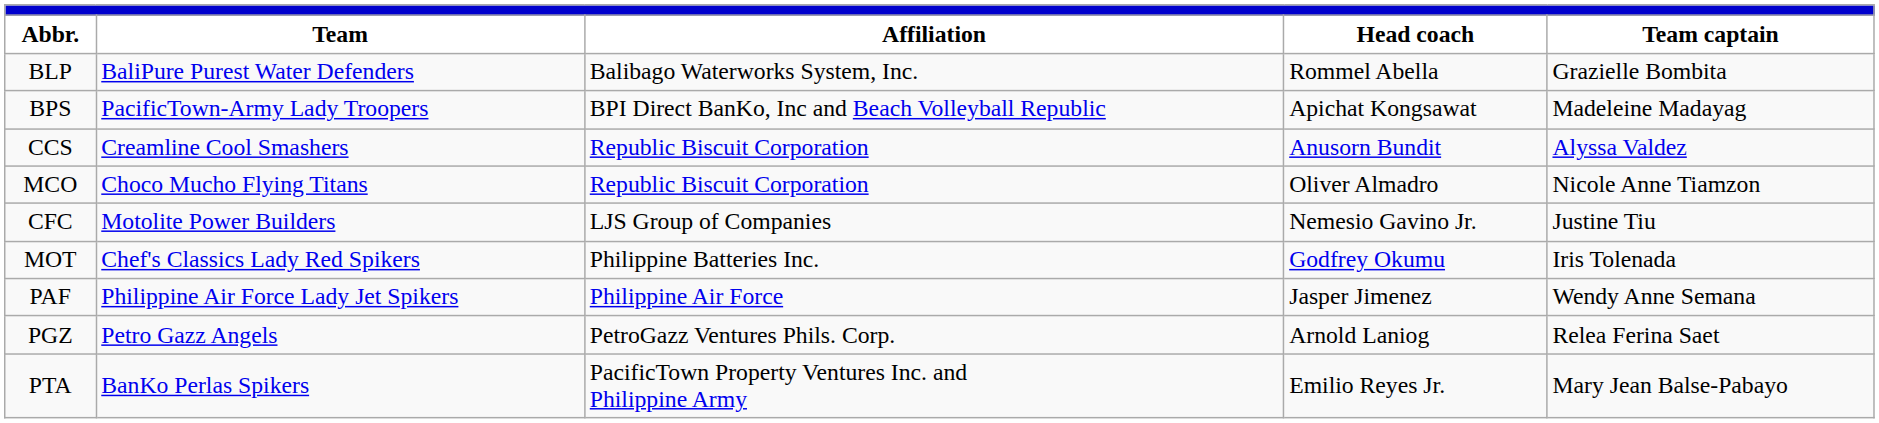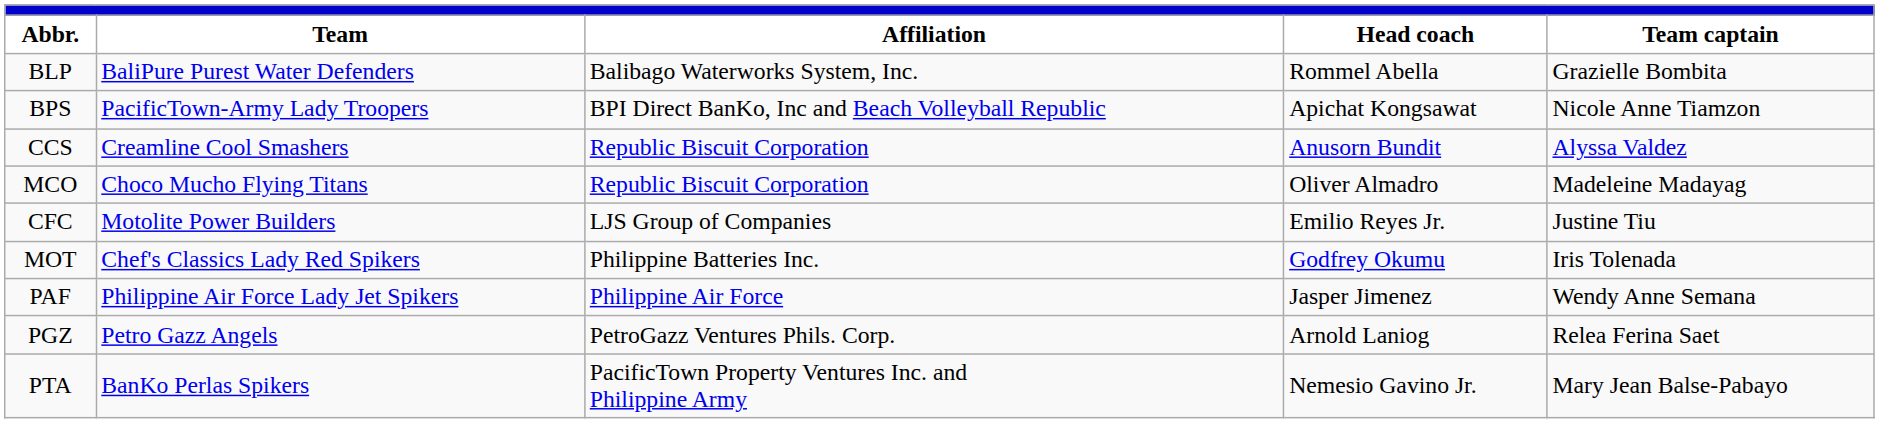(1649, 109) Madeleine Madayag -> (1656, 109) Nicole Anne Tiamzon
(1656, 184) Nicole Anne Tiamzon -> (1649, 184) Madeleine Madayag
(1383, 221) Nemesio Gavino Jr. -> (1367, 221) Emilio Reyes Jr.
(1367, 385) Emilio Reyes Jr. -> (1383, 385) Nemesio Gavino Jr.
